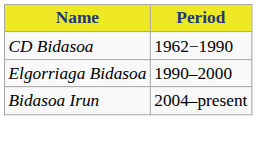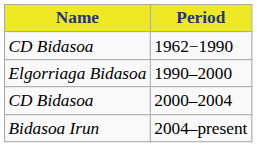+ row: (193, 100)
